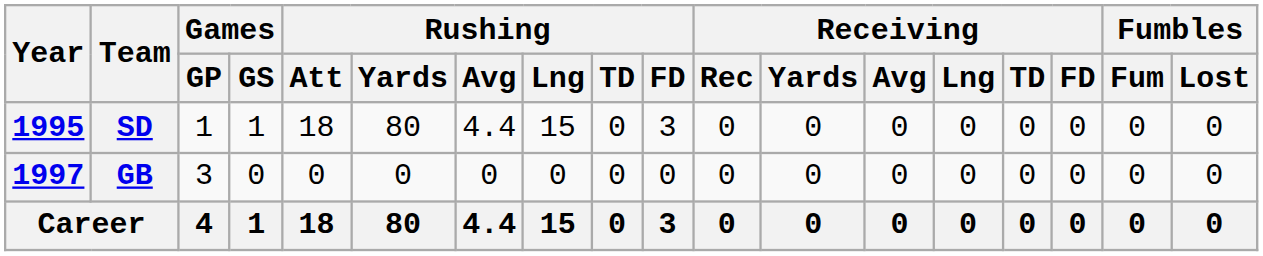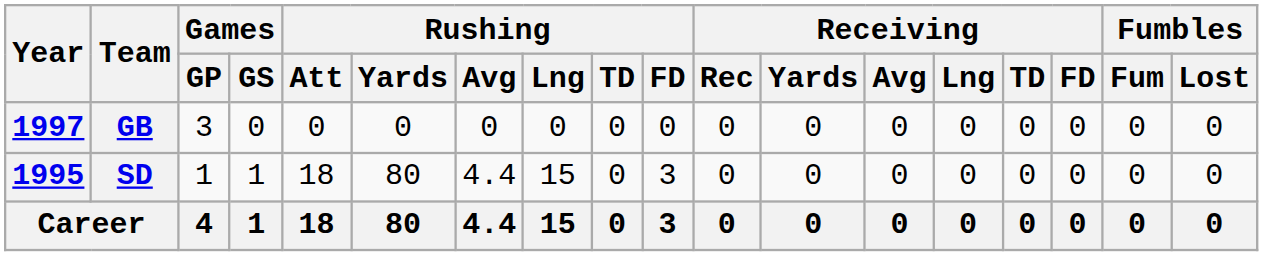rows swapped: (135, 128) <-> (135, 176)
